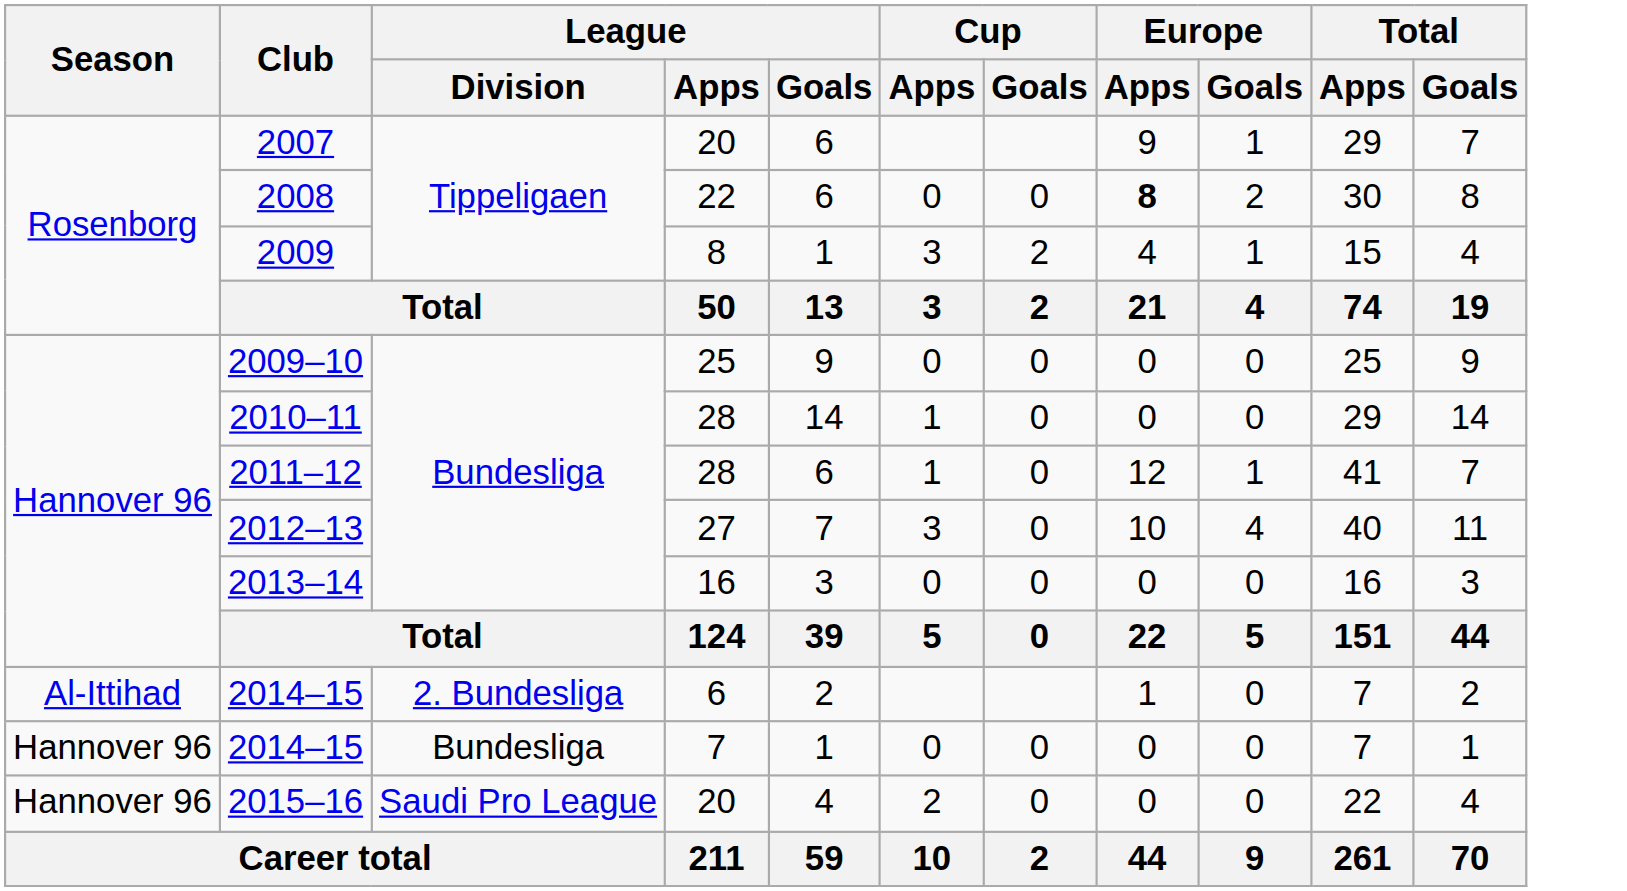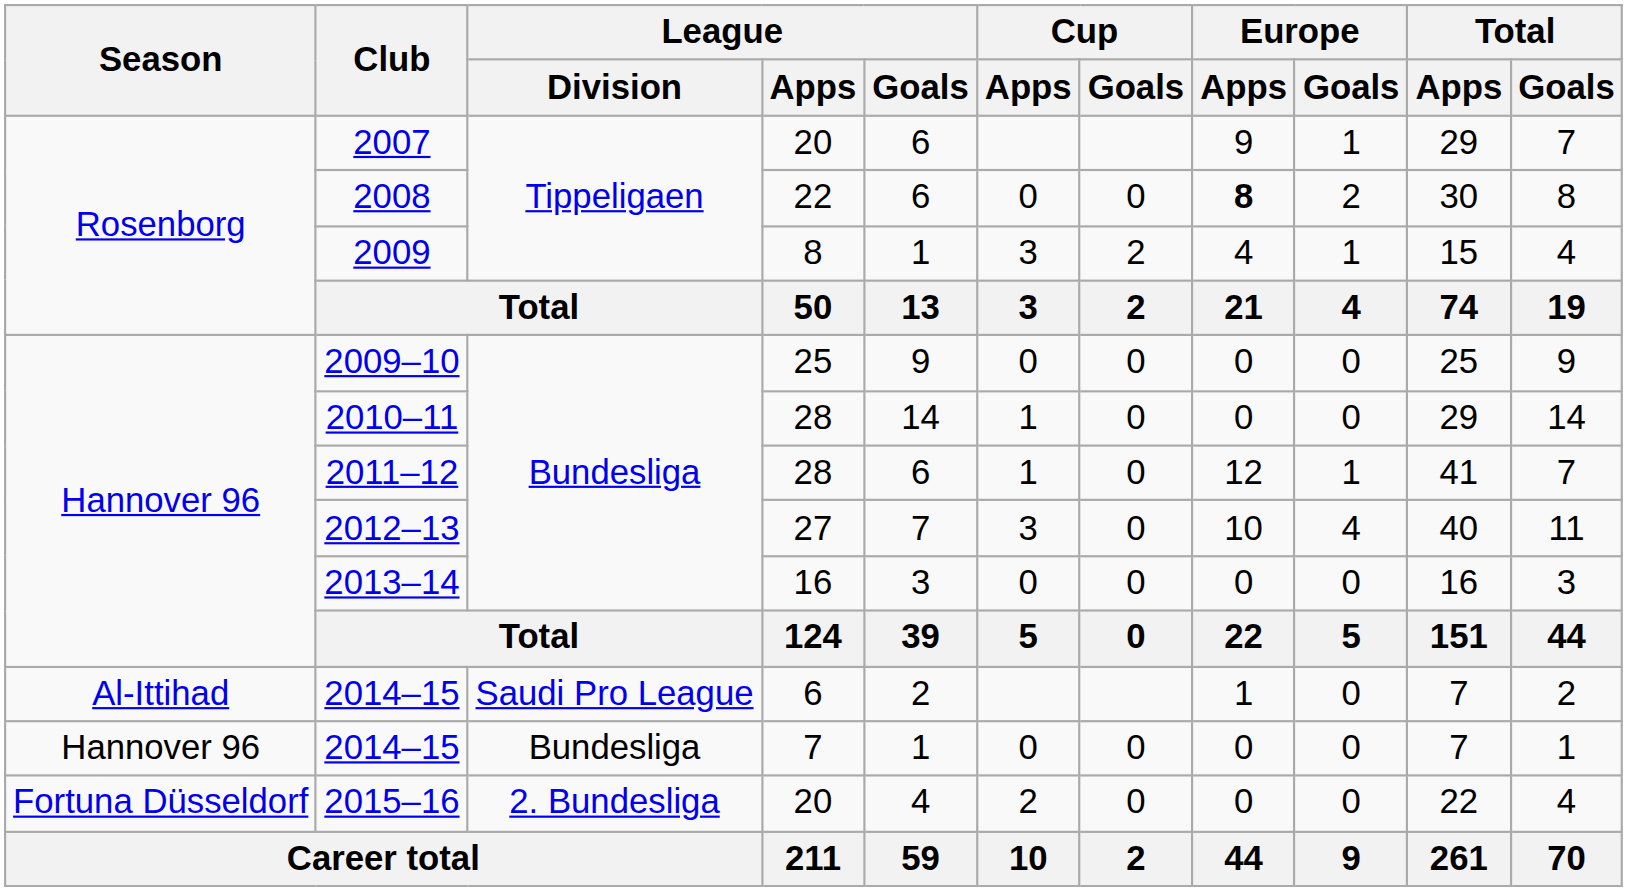(518, 692) 2. Bundesliga -> (615, 692) Saudi Pro League
(113, 802) Hannover 96 -> (161, 802) Fortuna Düsseldorf
(518, 802) Saudi Pro League -> (615, 802) 2. Bundesliga
